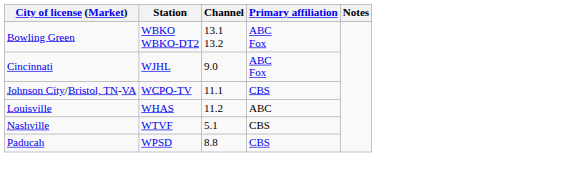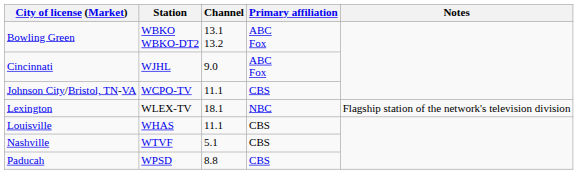+ row: (30, 108)
(214, 108) 11.2 -> (214, 125) 11.1
(260, 108) ABC -> (259, 125) CBS
